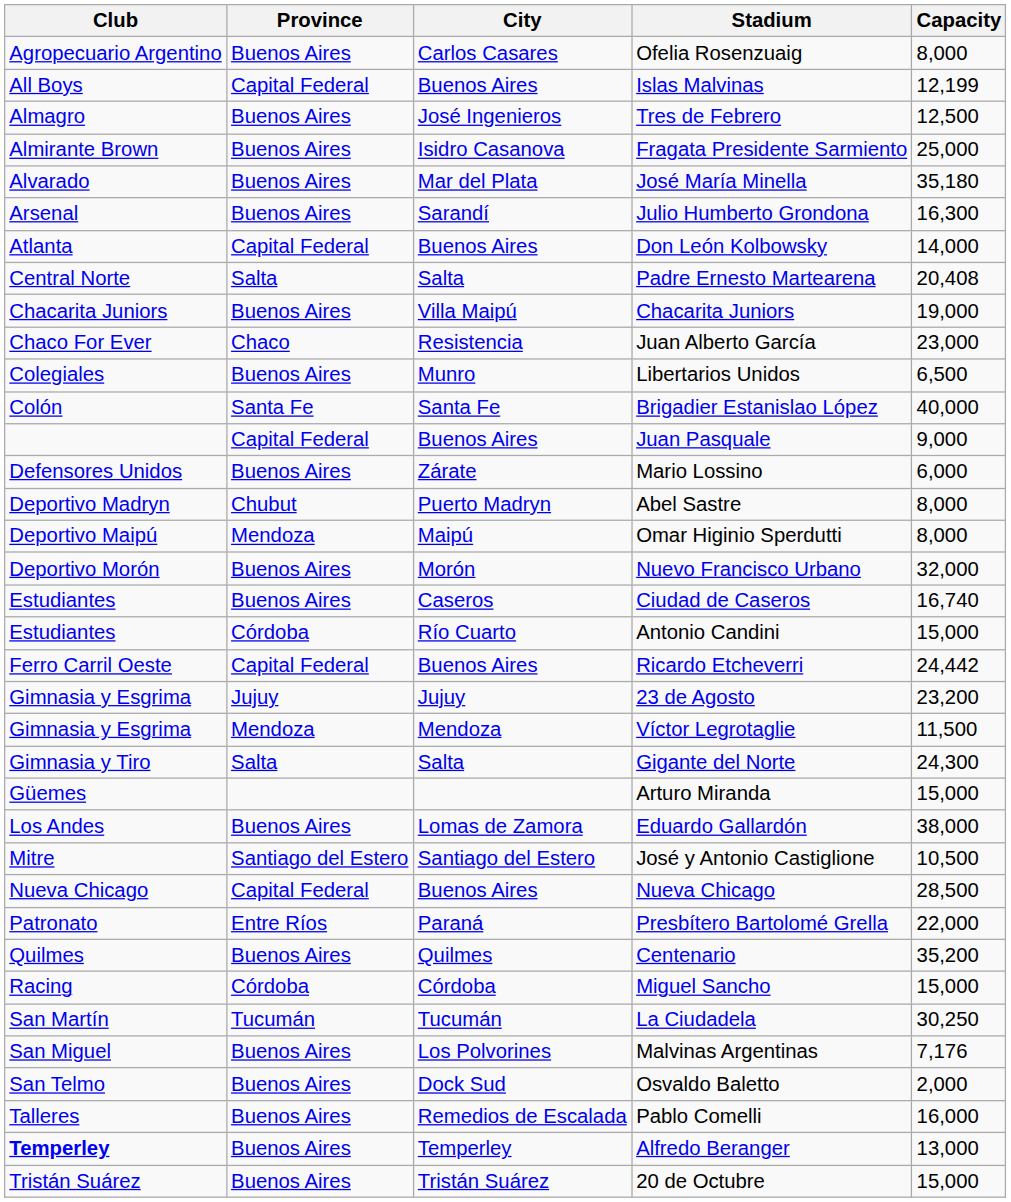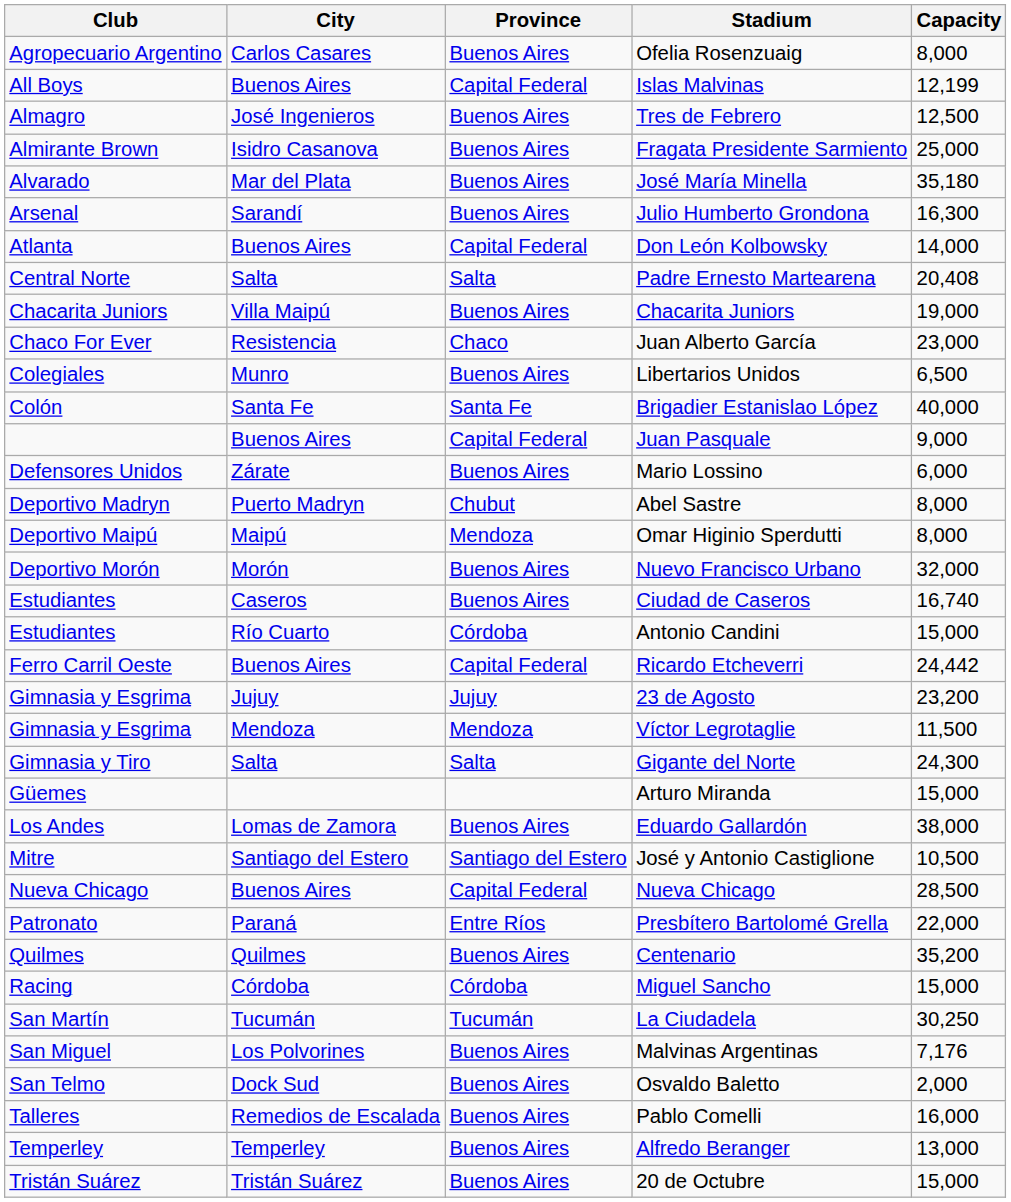columns swapped: (522, 20) <-> (320, 20)
(59, 1148) bold -> (56, 1148) normal
